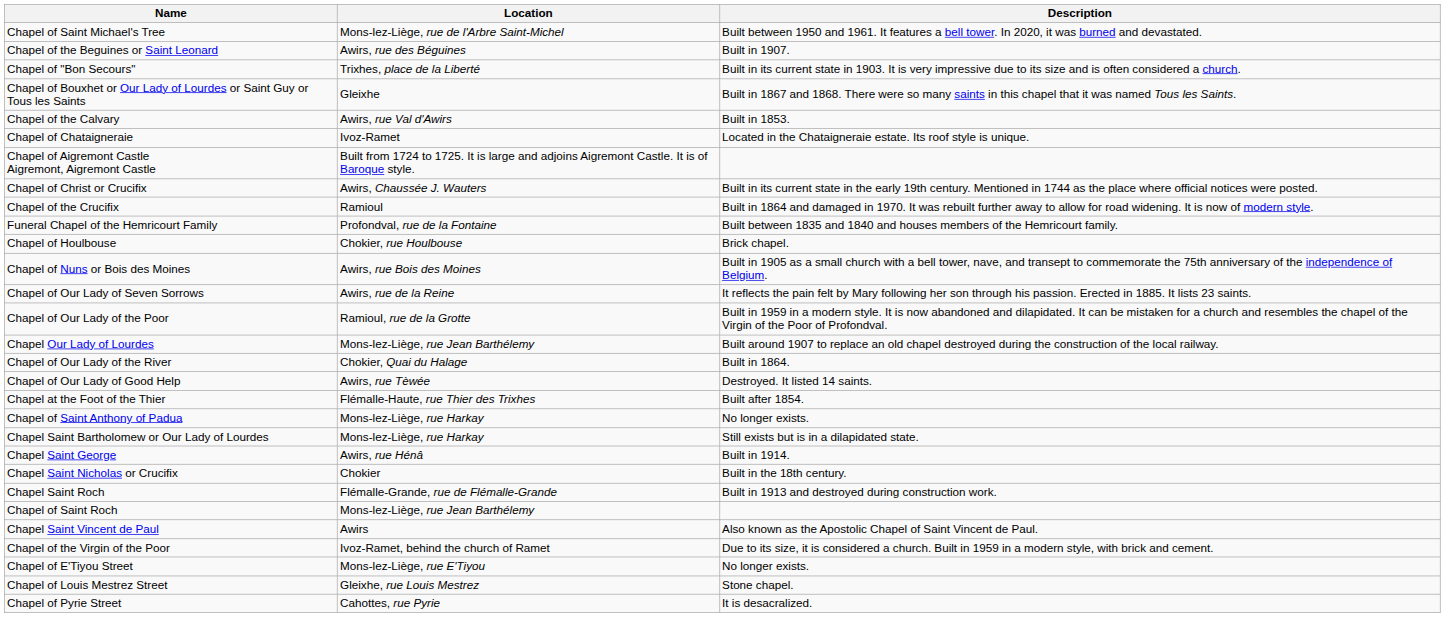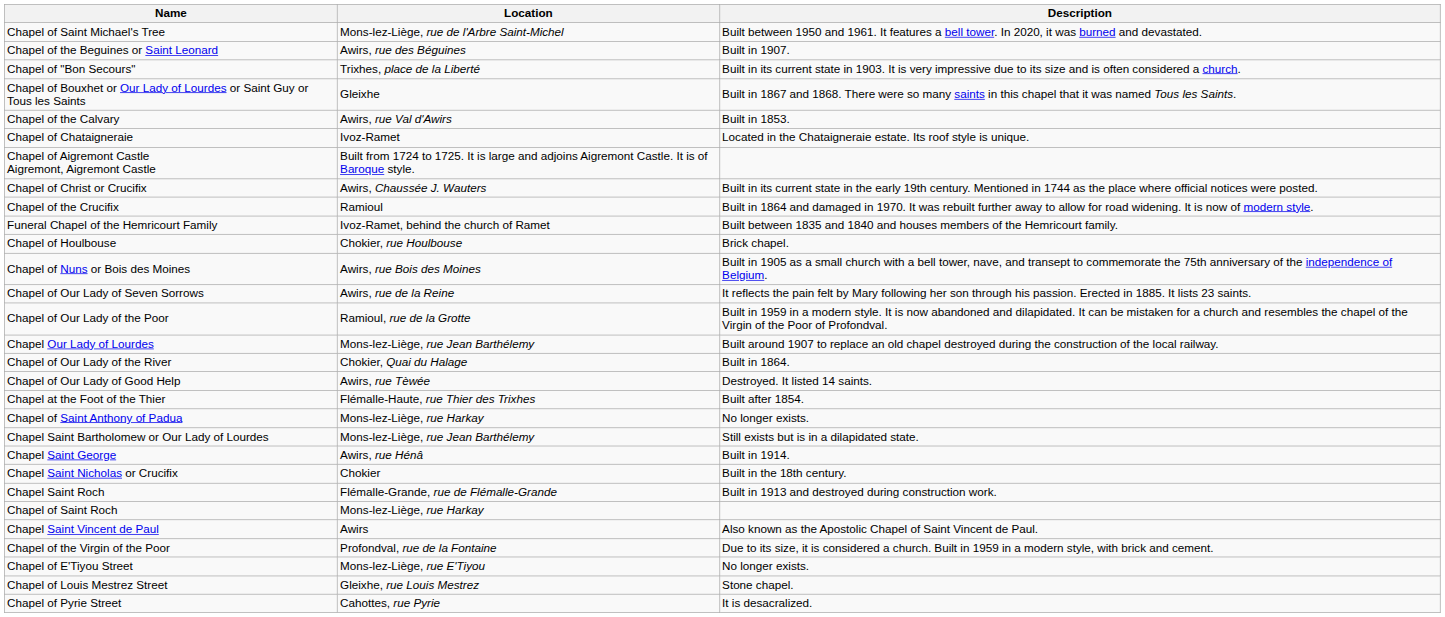(418, 225) Profondval, rue de la Fontaine -> (445, 225) Ivoz-Ramet, behind the church of Ramet
(412, 436) Mons-lez-Liège, rue Harkay -> (437, 436) Mons-lez-Liège, rue Jean Barthélemy
(437, 510) Mons-lez-Liège, rue Jean Barthélemy -> (412, 510) Mons-lez-Liège, rue Harkay
(445, 547) Ivoz-Ramet, behind the church of Ramet -> (418, 547) Profondval, rue de la Fontaine
